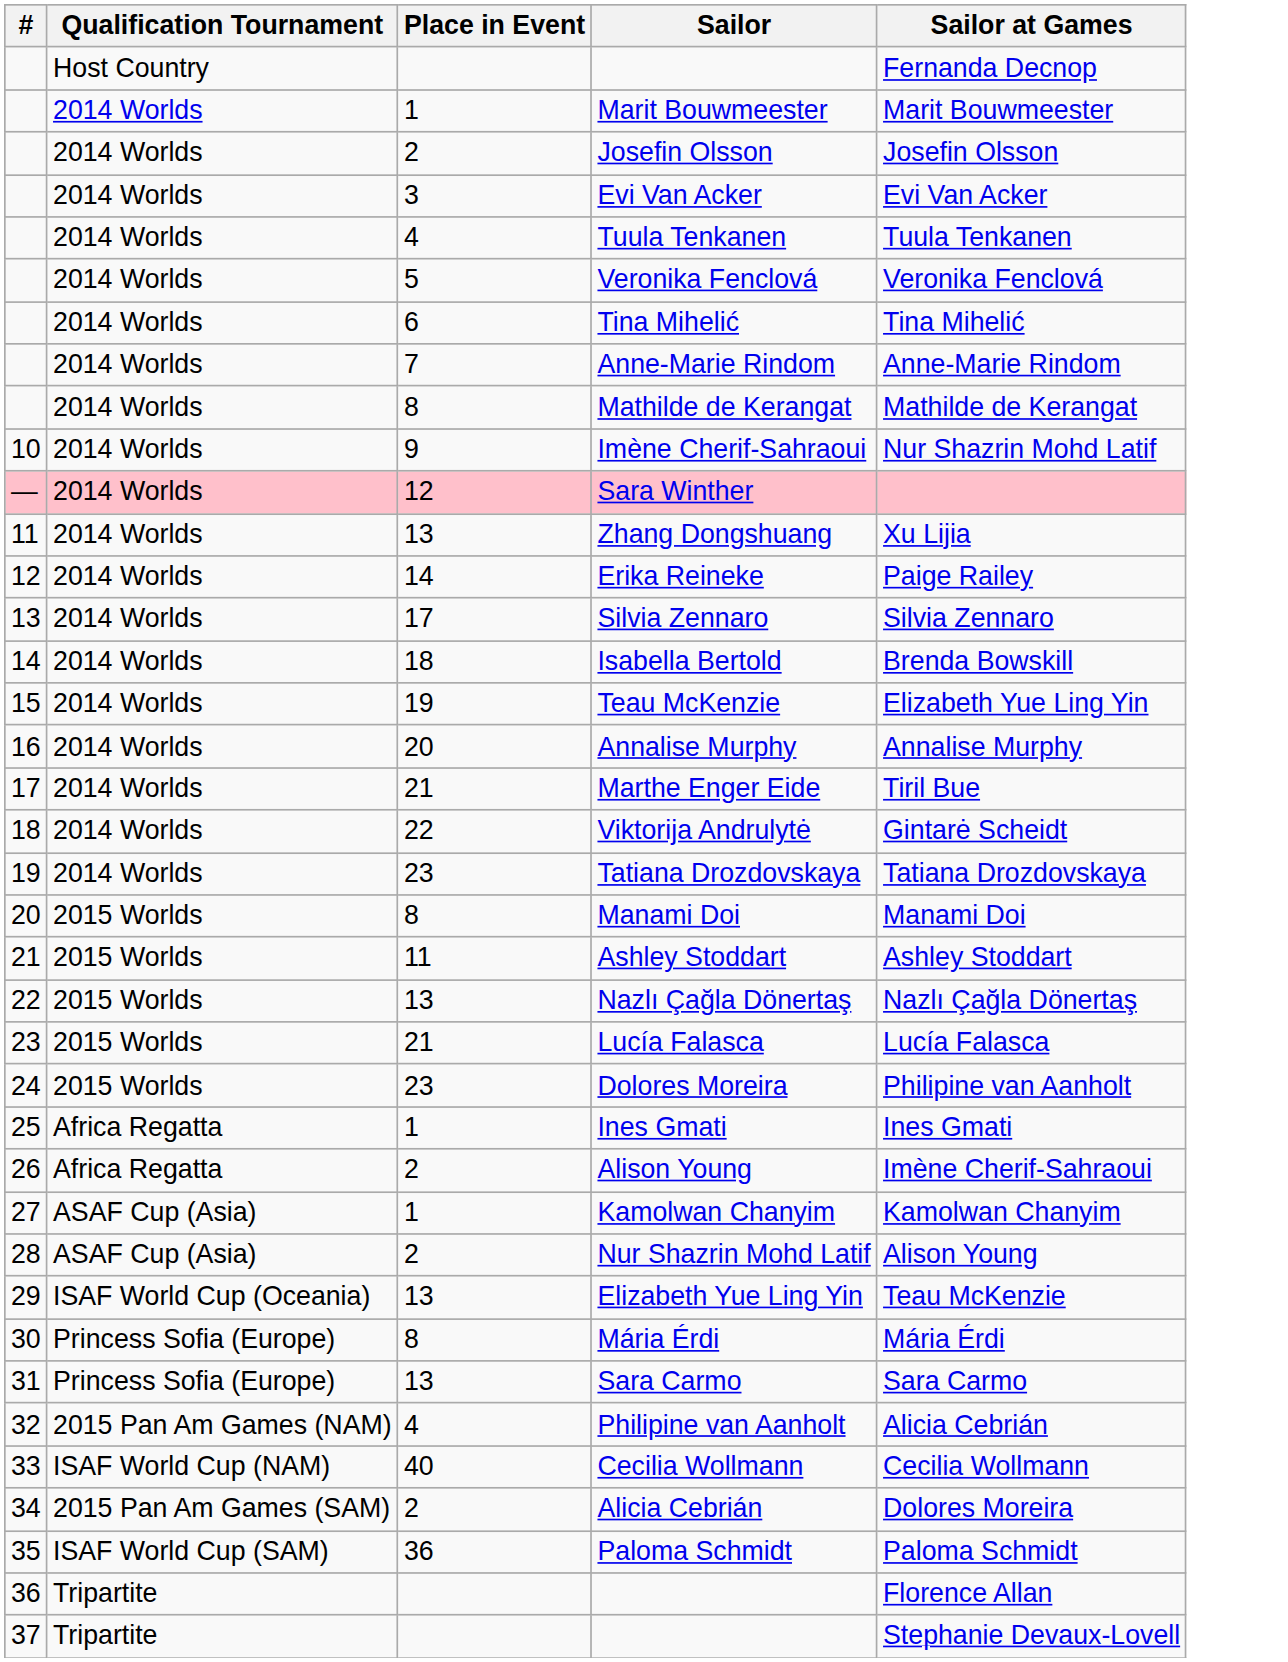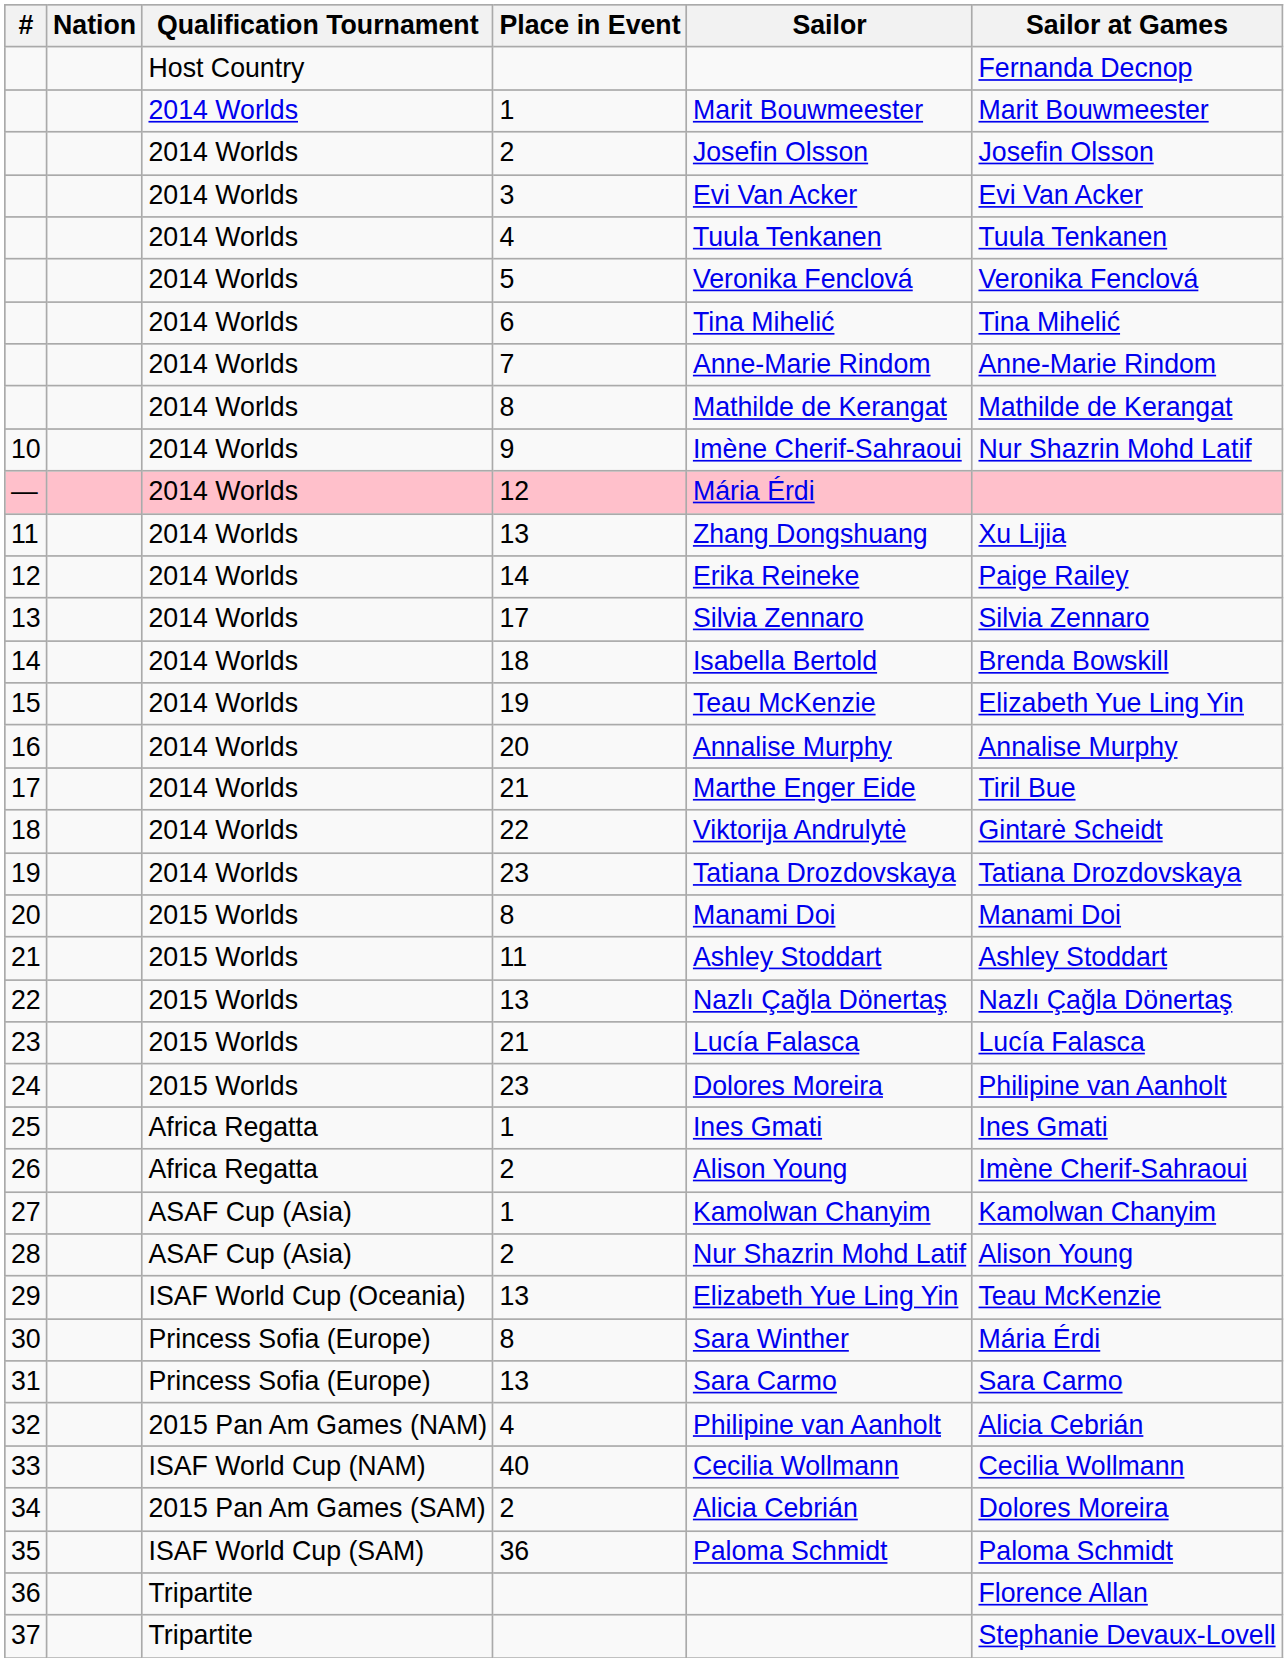+ column: (95, 25)
(675, 491) Sara Winther -> (754, 491) Mária Érdi
(658, 1339) Mária Érdi -> (771, 1339) Sara Winther
